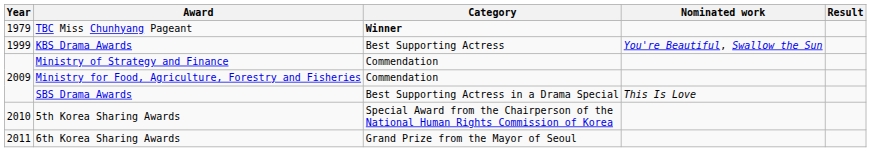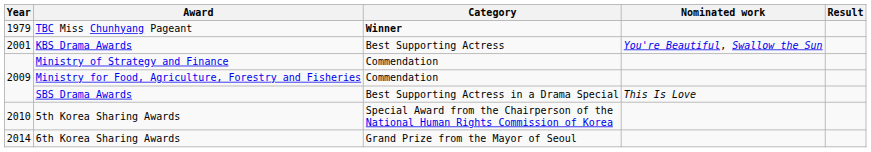(19, 45) 1999 -> (19, 45) 2001
(19, 138) 2011 -> (19, 138) 2014
